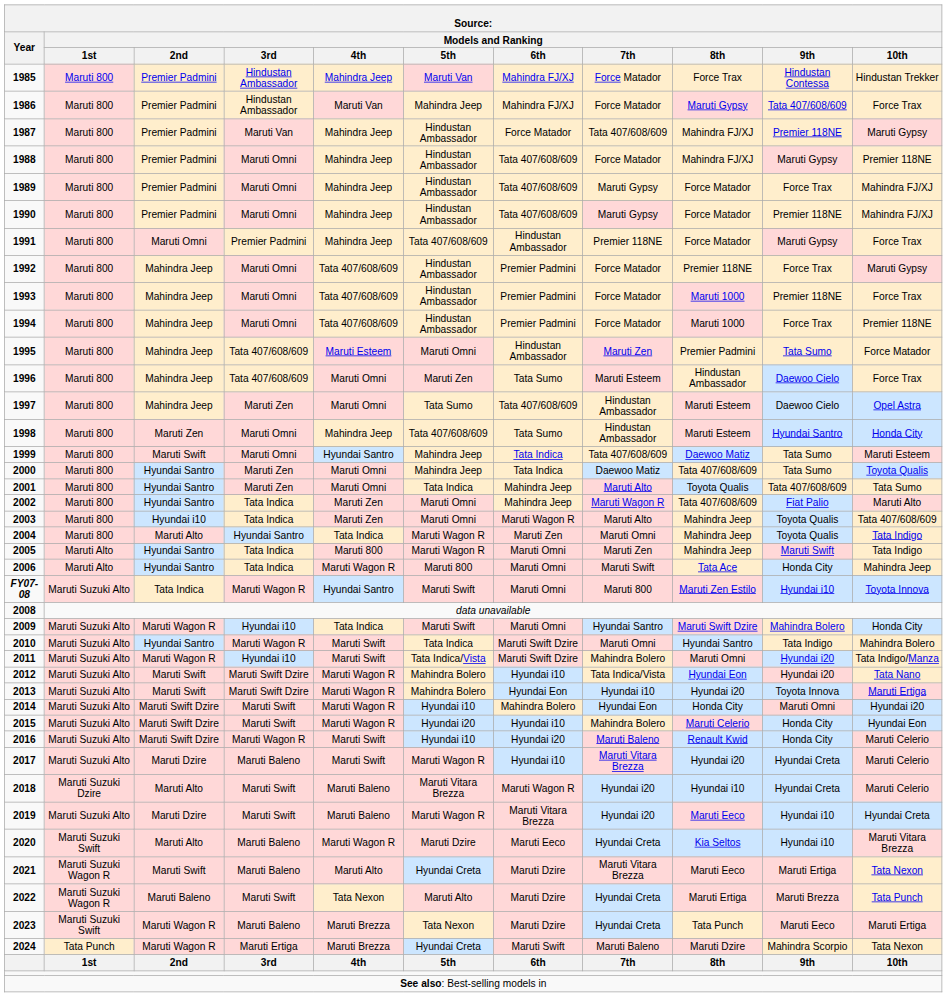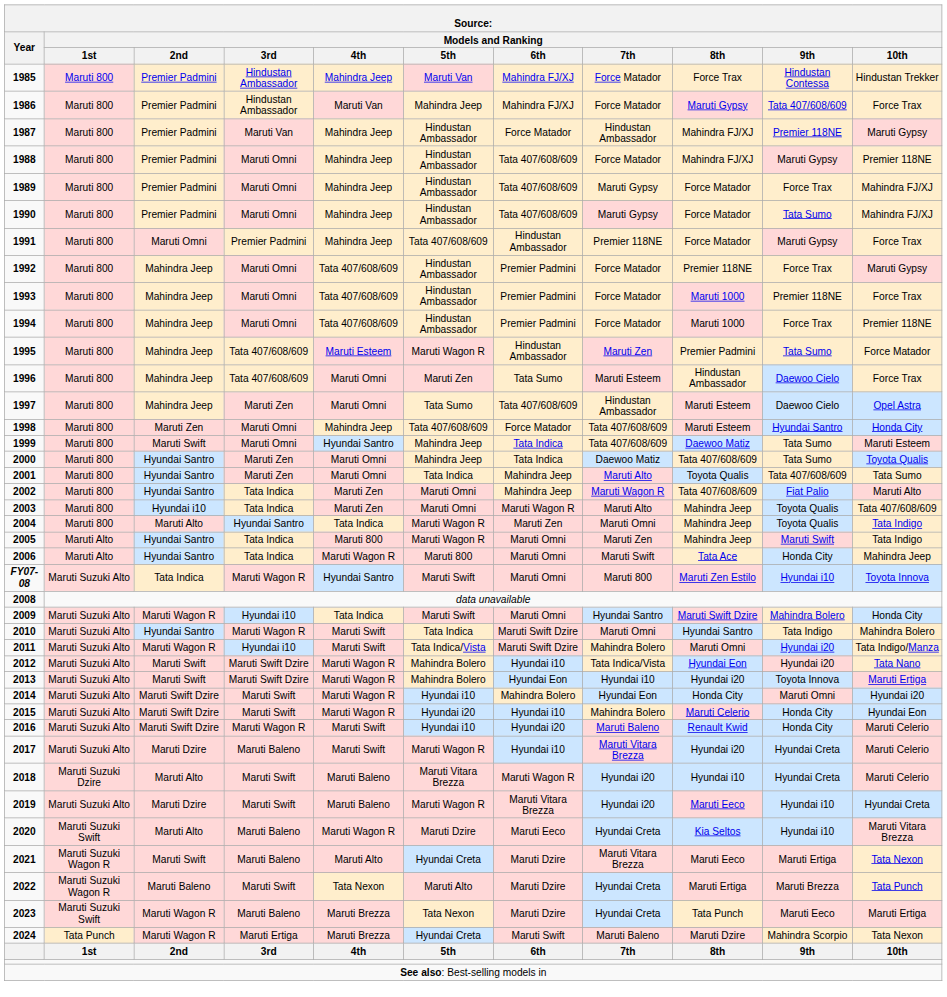(628, 132) Tata 407/608/609 -> (628, 132) Hindustan Ambassador
(807, 214) Premier 118NE -> (807, 214) Tata Sumo
(448, 351) Maruti Omni -> (448, 351) Maruti Wagon R
(538, 433) Tata Sumo -> (538, 427) Force Matador
(628, 433) Hindustan Ambassador -> (628, 427) Tata 407/608/609
